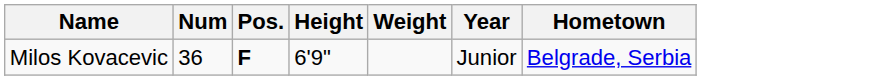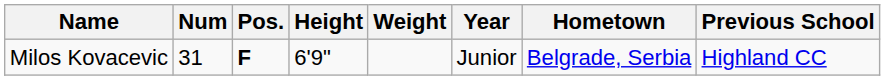+ column: (788, 22)
(191, 57) 36 -> (191, 57) 31
